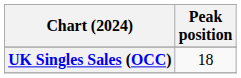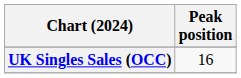(206, 60) 18 -> (206, 60) 16
